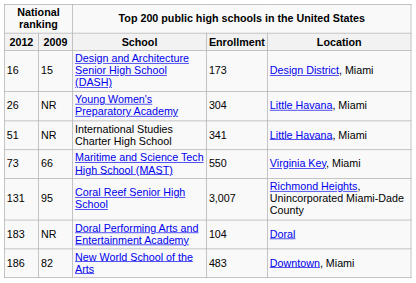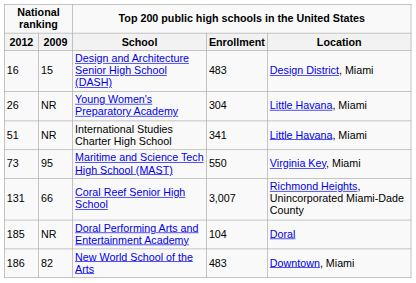(218, 71) 173 -> (218, 71) 483
(47, 164) 66 -> (47, 164) 95
(47, 199) 95 -> (47, 199) 66
(16, 234) 183 -> (16, 234) 185
